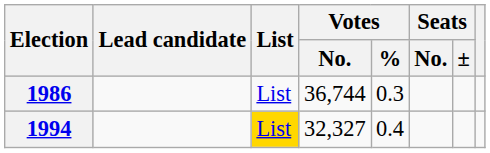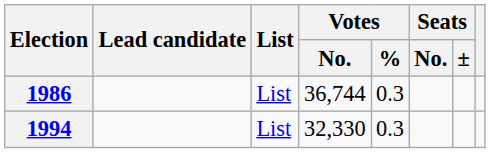(274, 128) gold background -> (274, 128) no background
(335, 128) 32,327 -> (335, 128) 32,330
(390, 128) 0.4 -> (390, 128) 0.3
